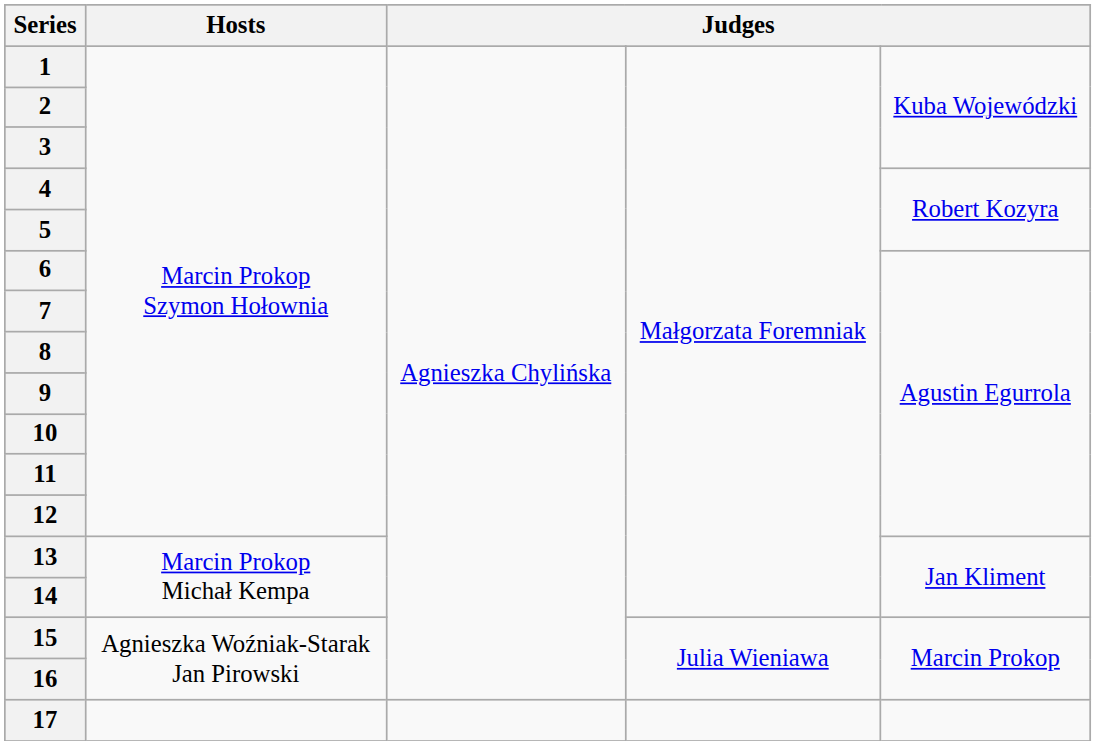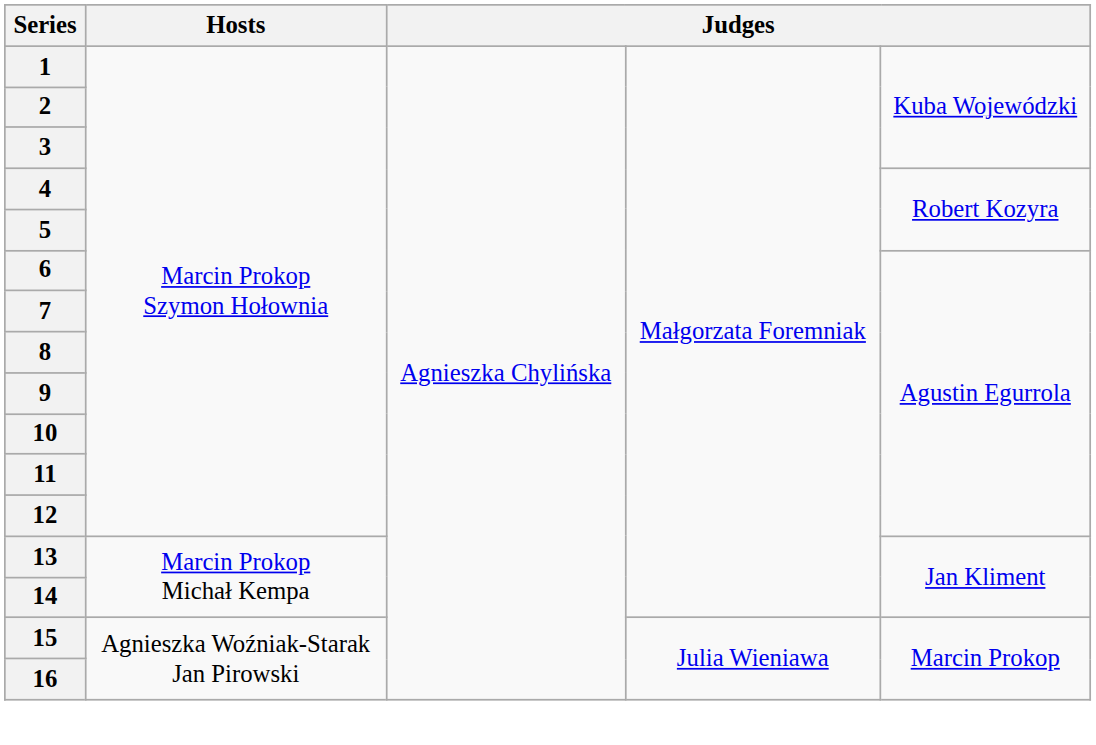- row: (45, 719)
